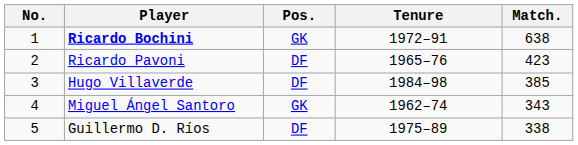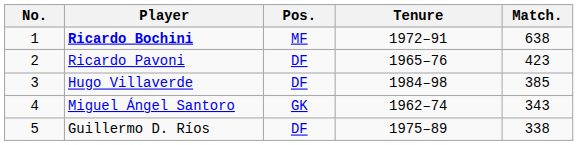(299, 39) GK -> (299, 39) MF
